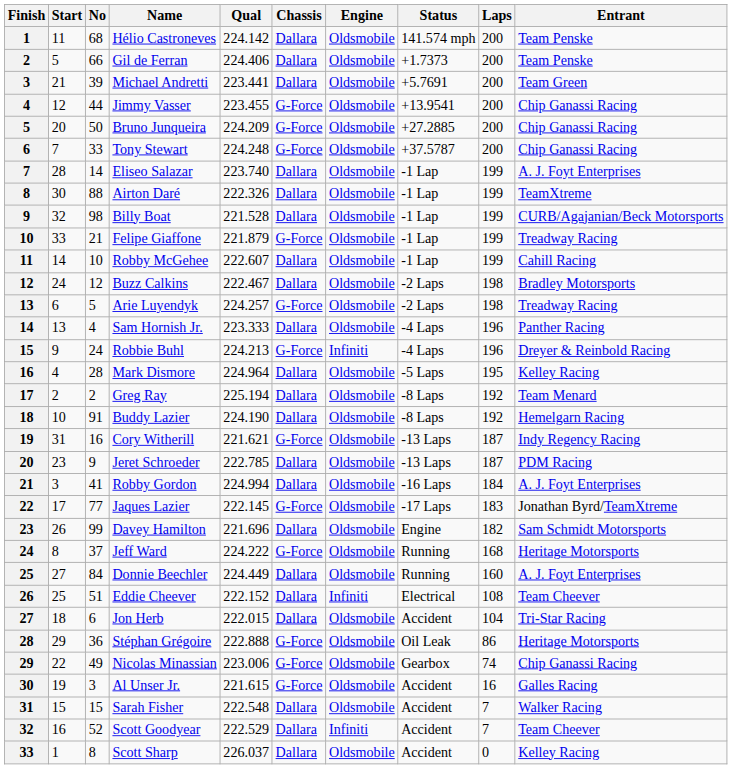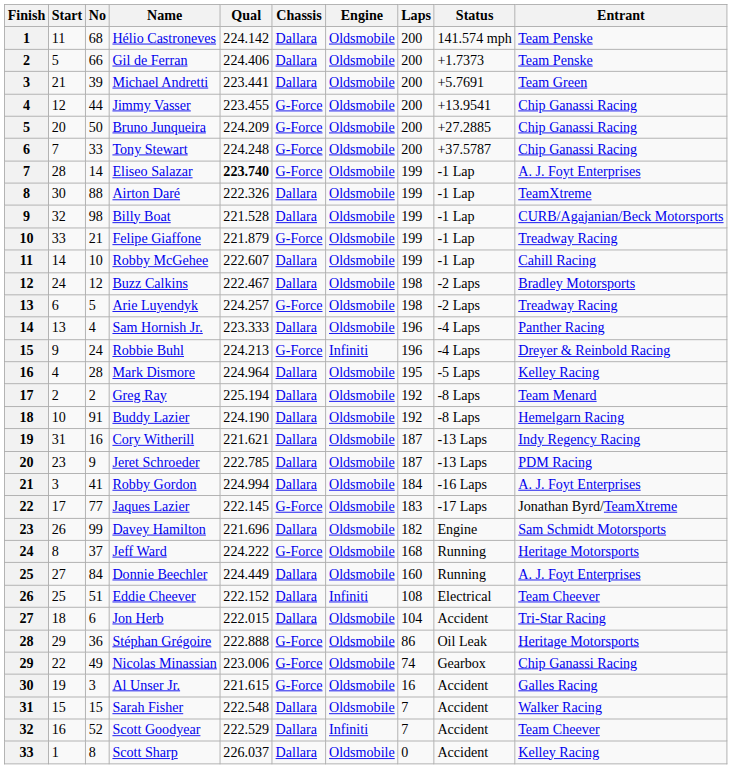columns swapped: (497, 15) <-> (438, 15)
(246, 171) normal -> (246, 171) bold
(296, 171) Dallara -> (299, 171) G-Force
(299, 439) G-Force -> (296, 439) Dallara
